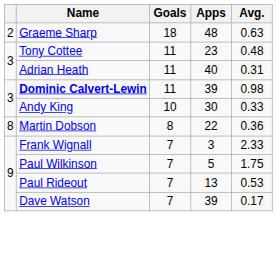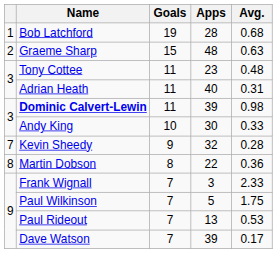+ row: (56, 32)
(170, 32) 18 -> (170, 51) 15
+ row: (56, 145)
